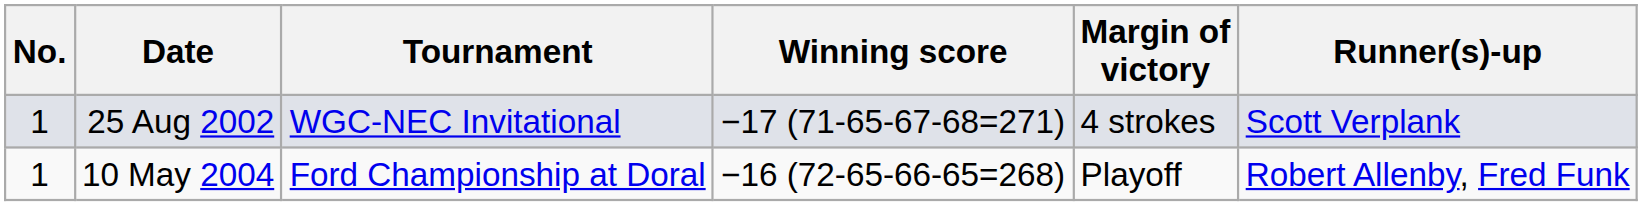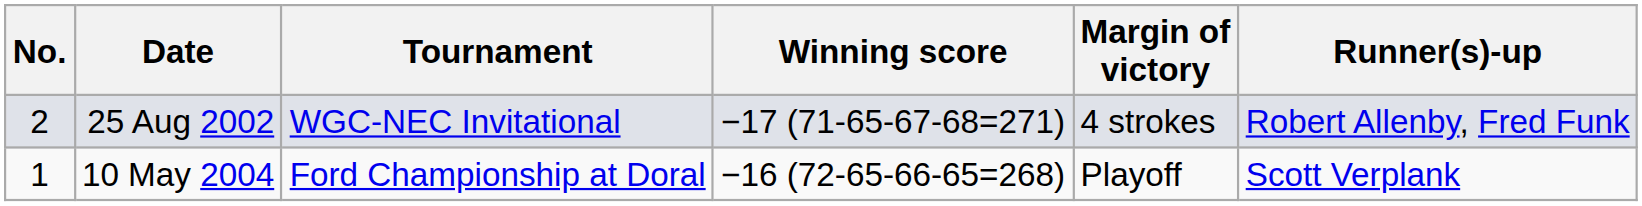(40, 122) 1 -> (40, 122) 2
(1353, 122) Scott Verplank -> (1438, 122) Robert Allenby, Fred Funk
(1438, 174) Robert Allenby, Fred Funk -> (1353, 174) Scott Verplank
